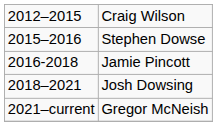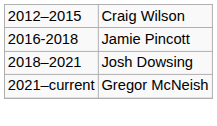- row: (153, 39)
